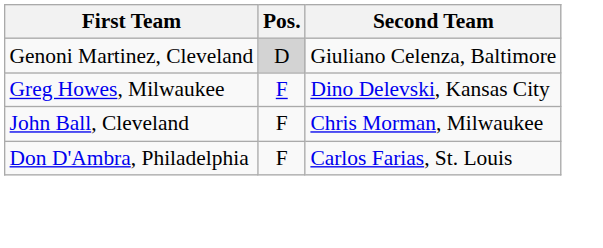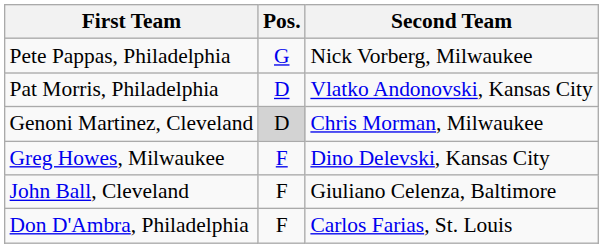+ row: (120, 55)
+ row: (114, 89)
(433, 55) Giuliano Celenza, Baltimore -> (427, 123) Chris Morman, Milwaukee
(427, 123) Chris Morman, Milwaukee -> (433, 191) Giuliano Celenza, Baltimore
